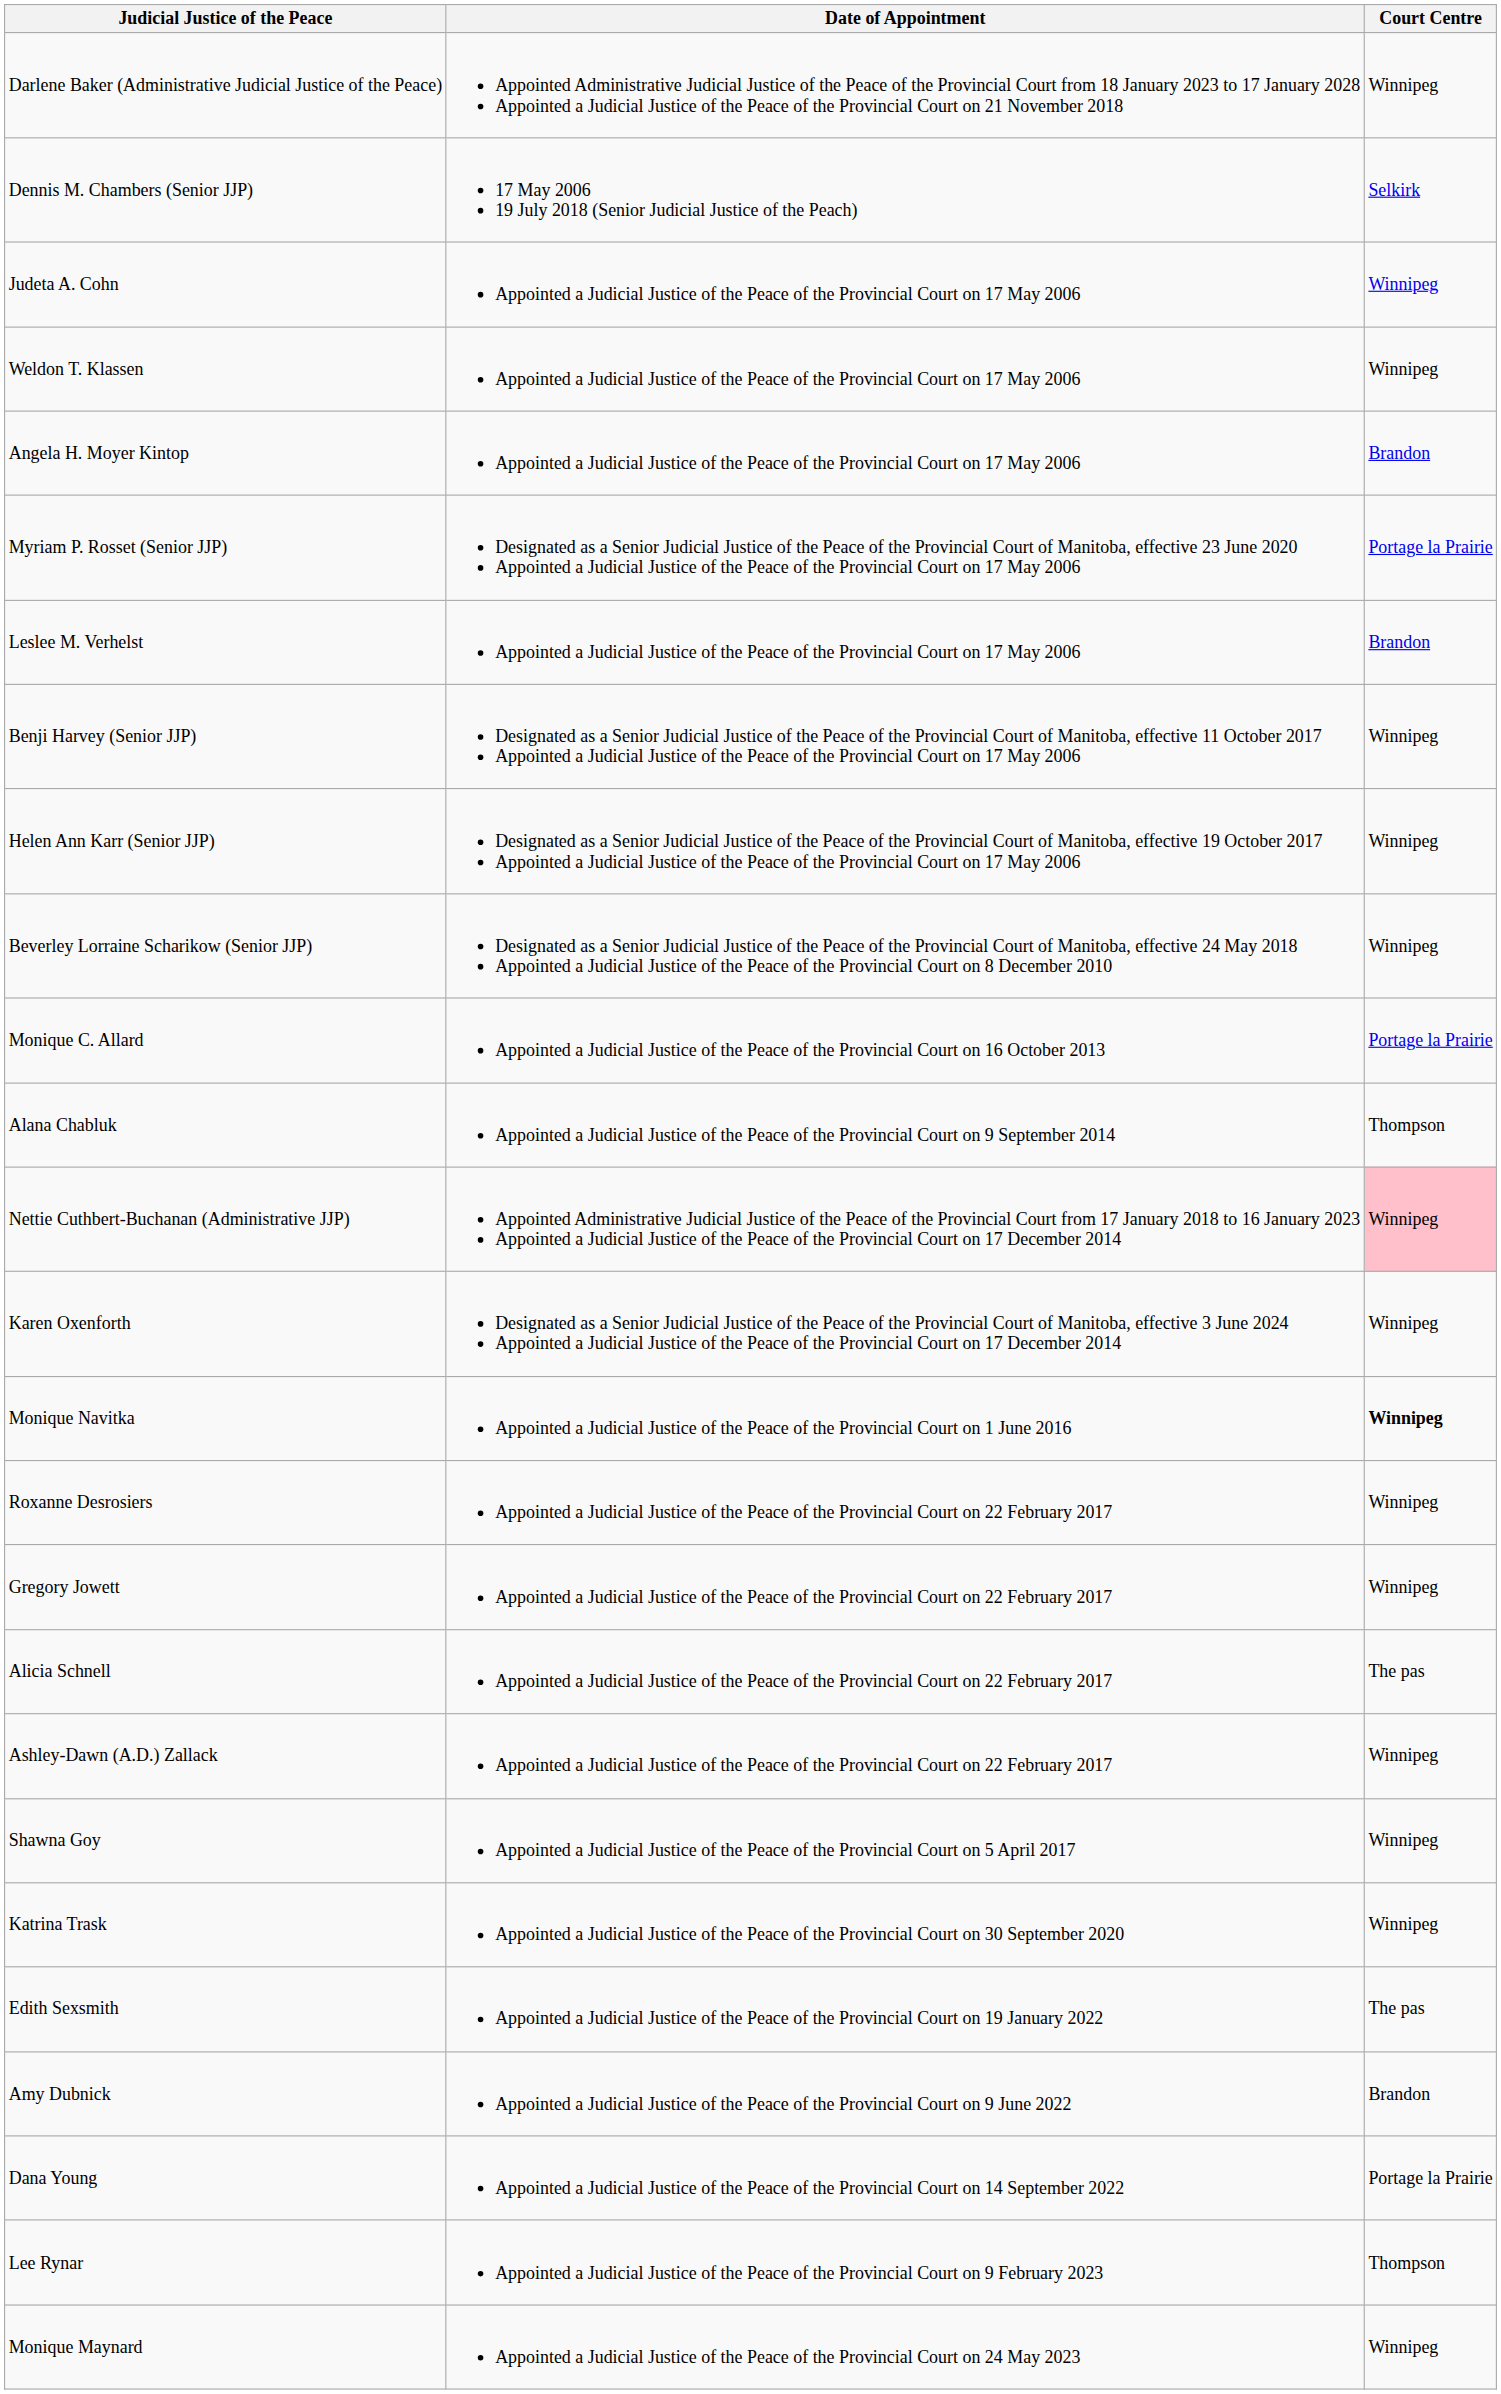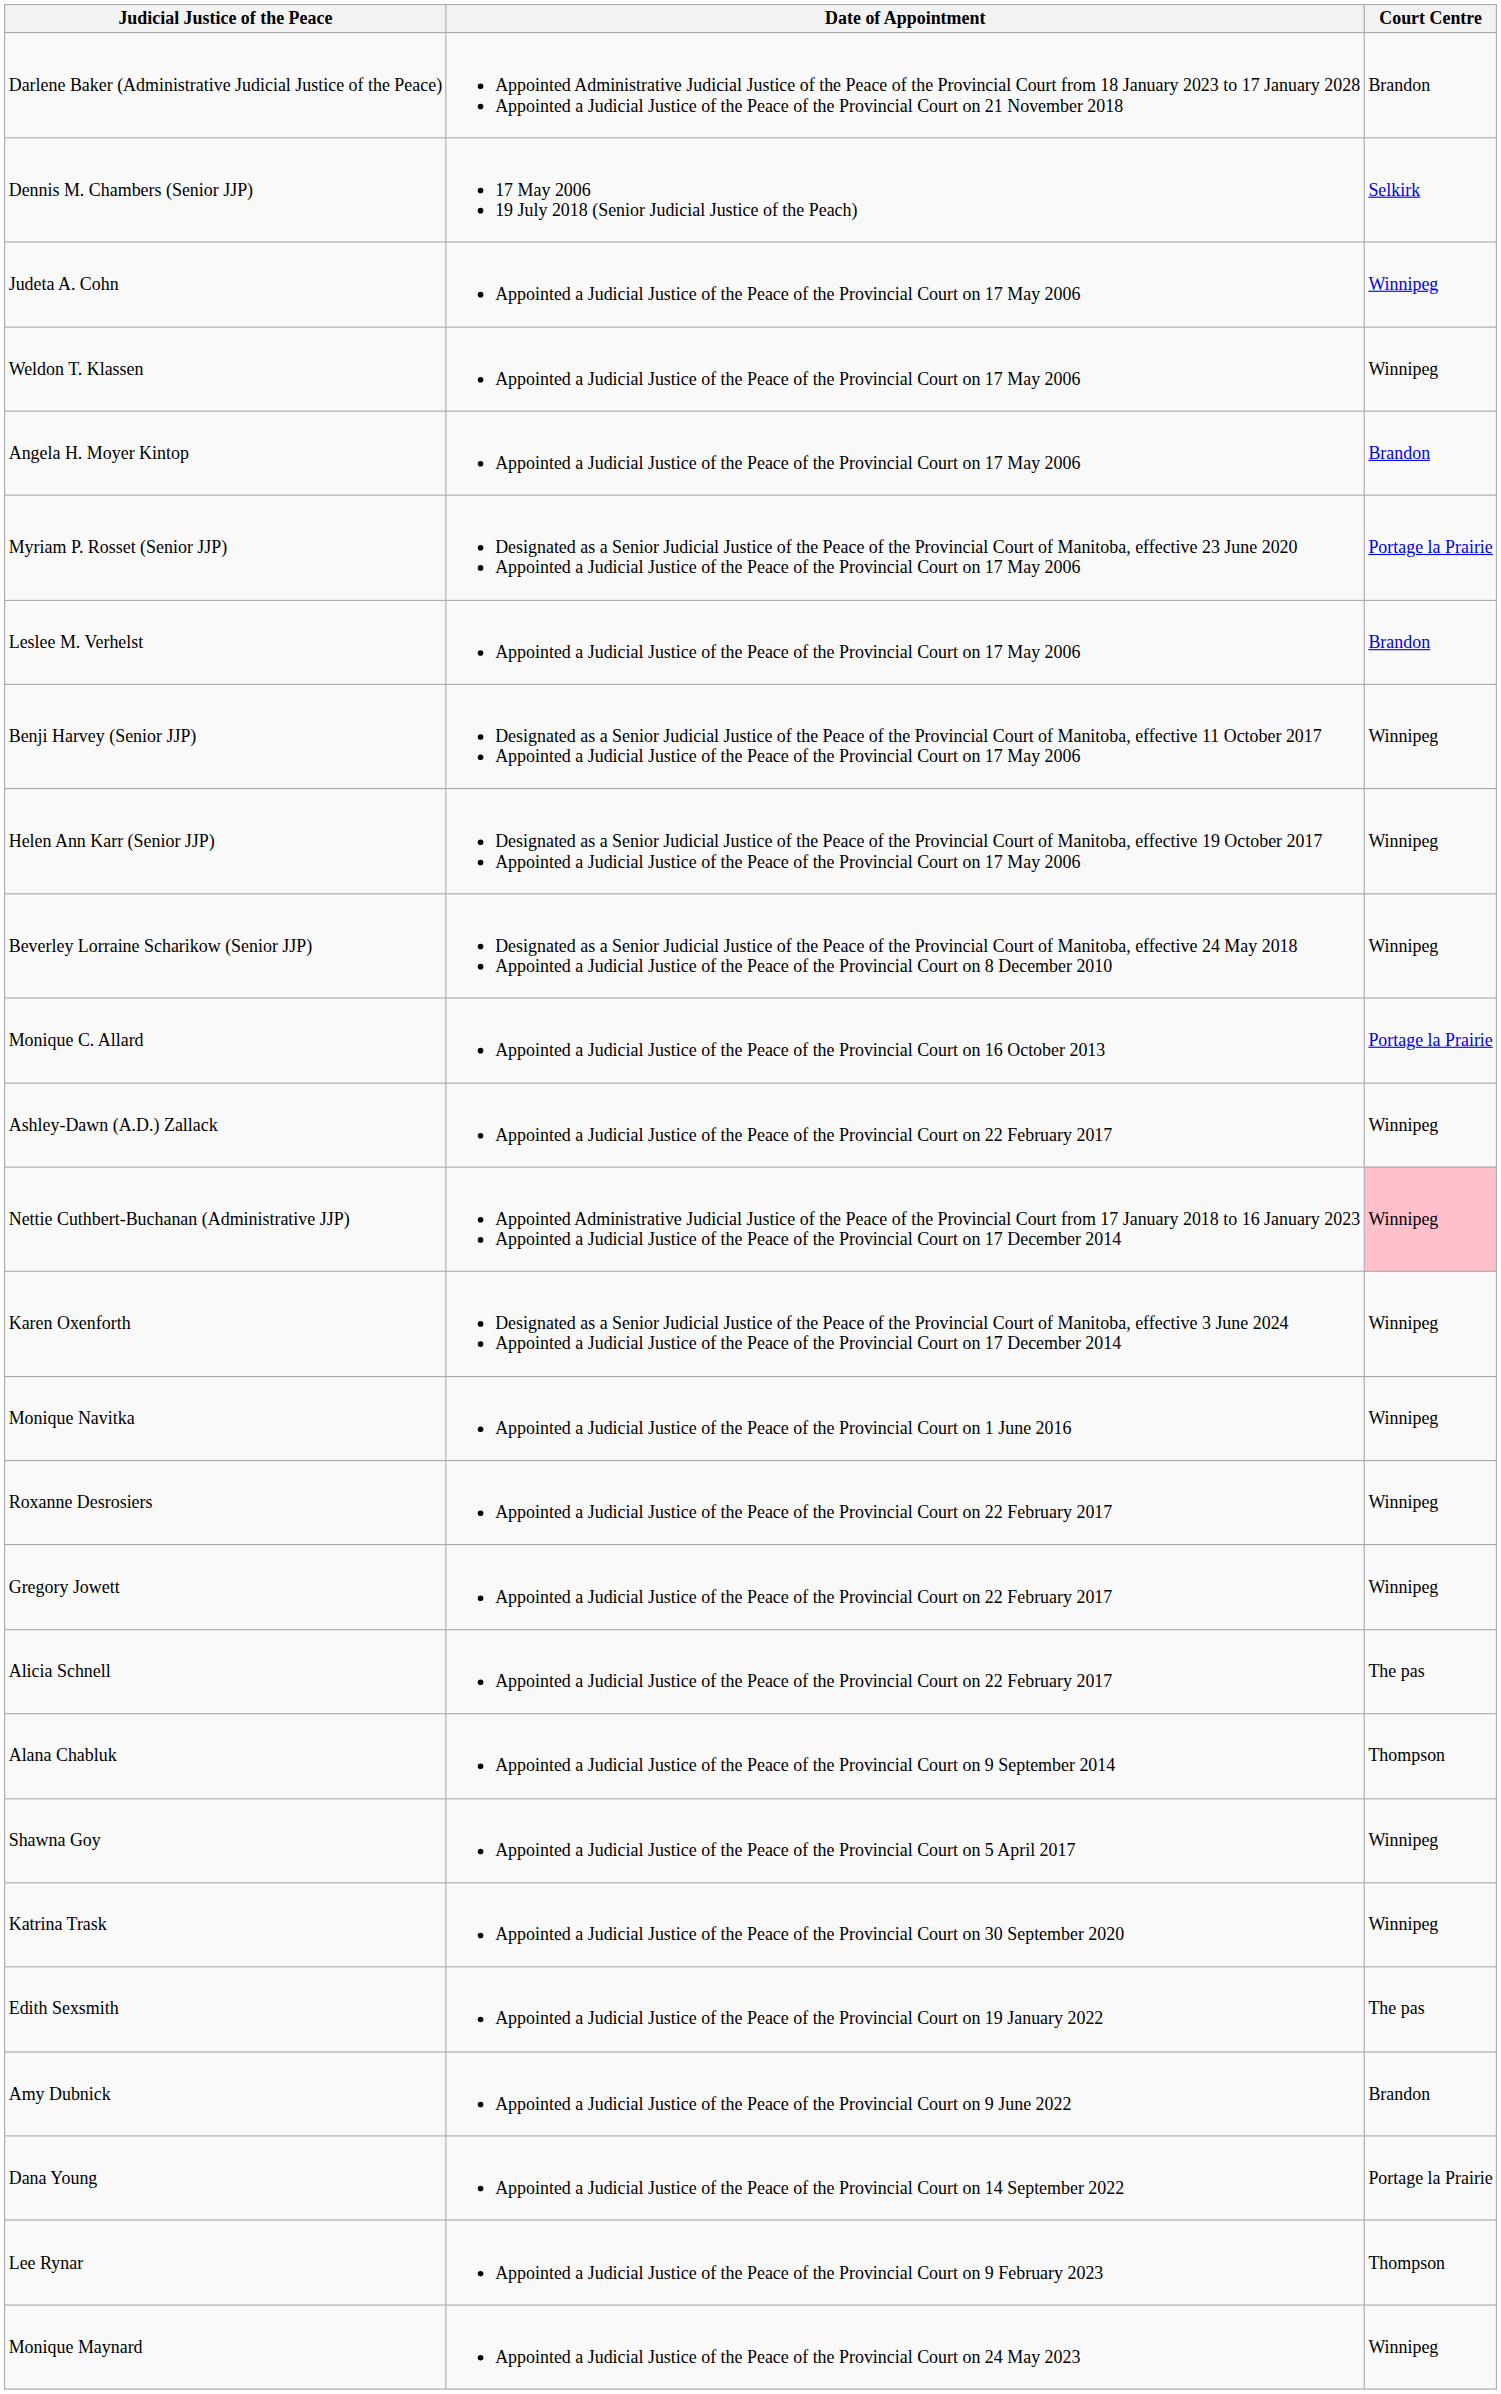(1403, 85) Winnipeg -> (1399, 85) Brandon
rows swapped: (63, 1124) <-> (113, 1755)
(1406, 1418) bold -> (1403, 1418) normal
